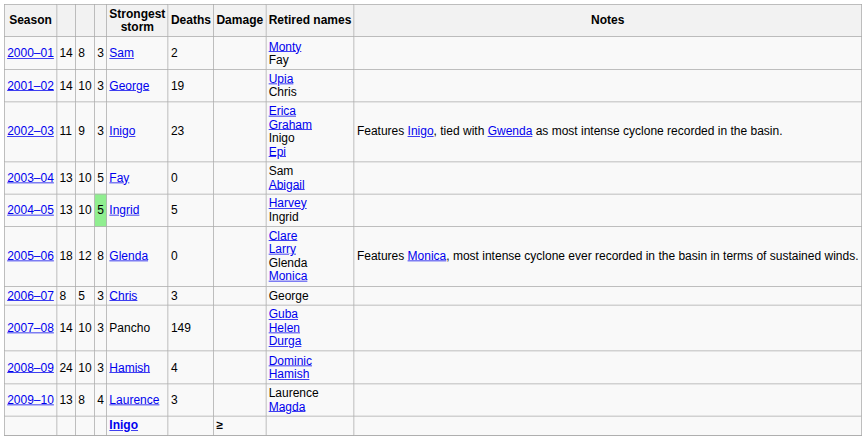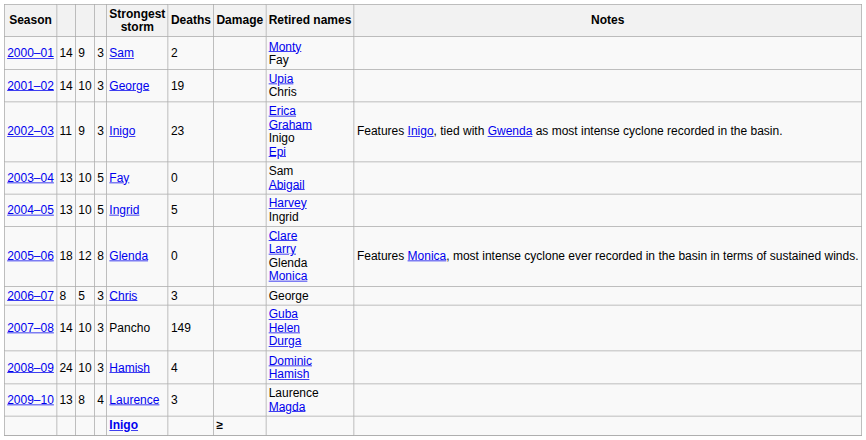(82, 53) 8 -> (82, 53) 9
(100, 210) lightgreen background -> (100, 210) no background
